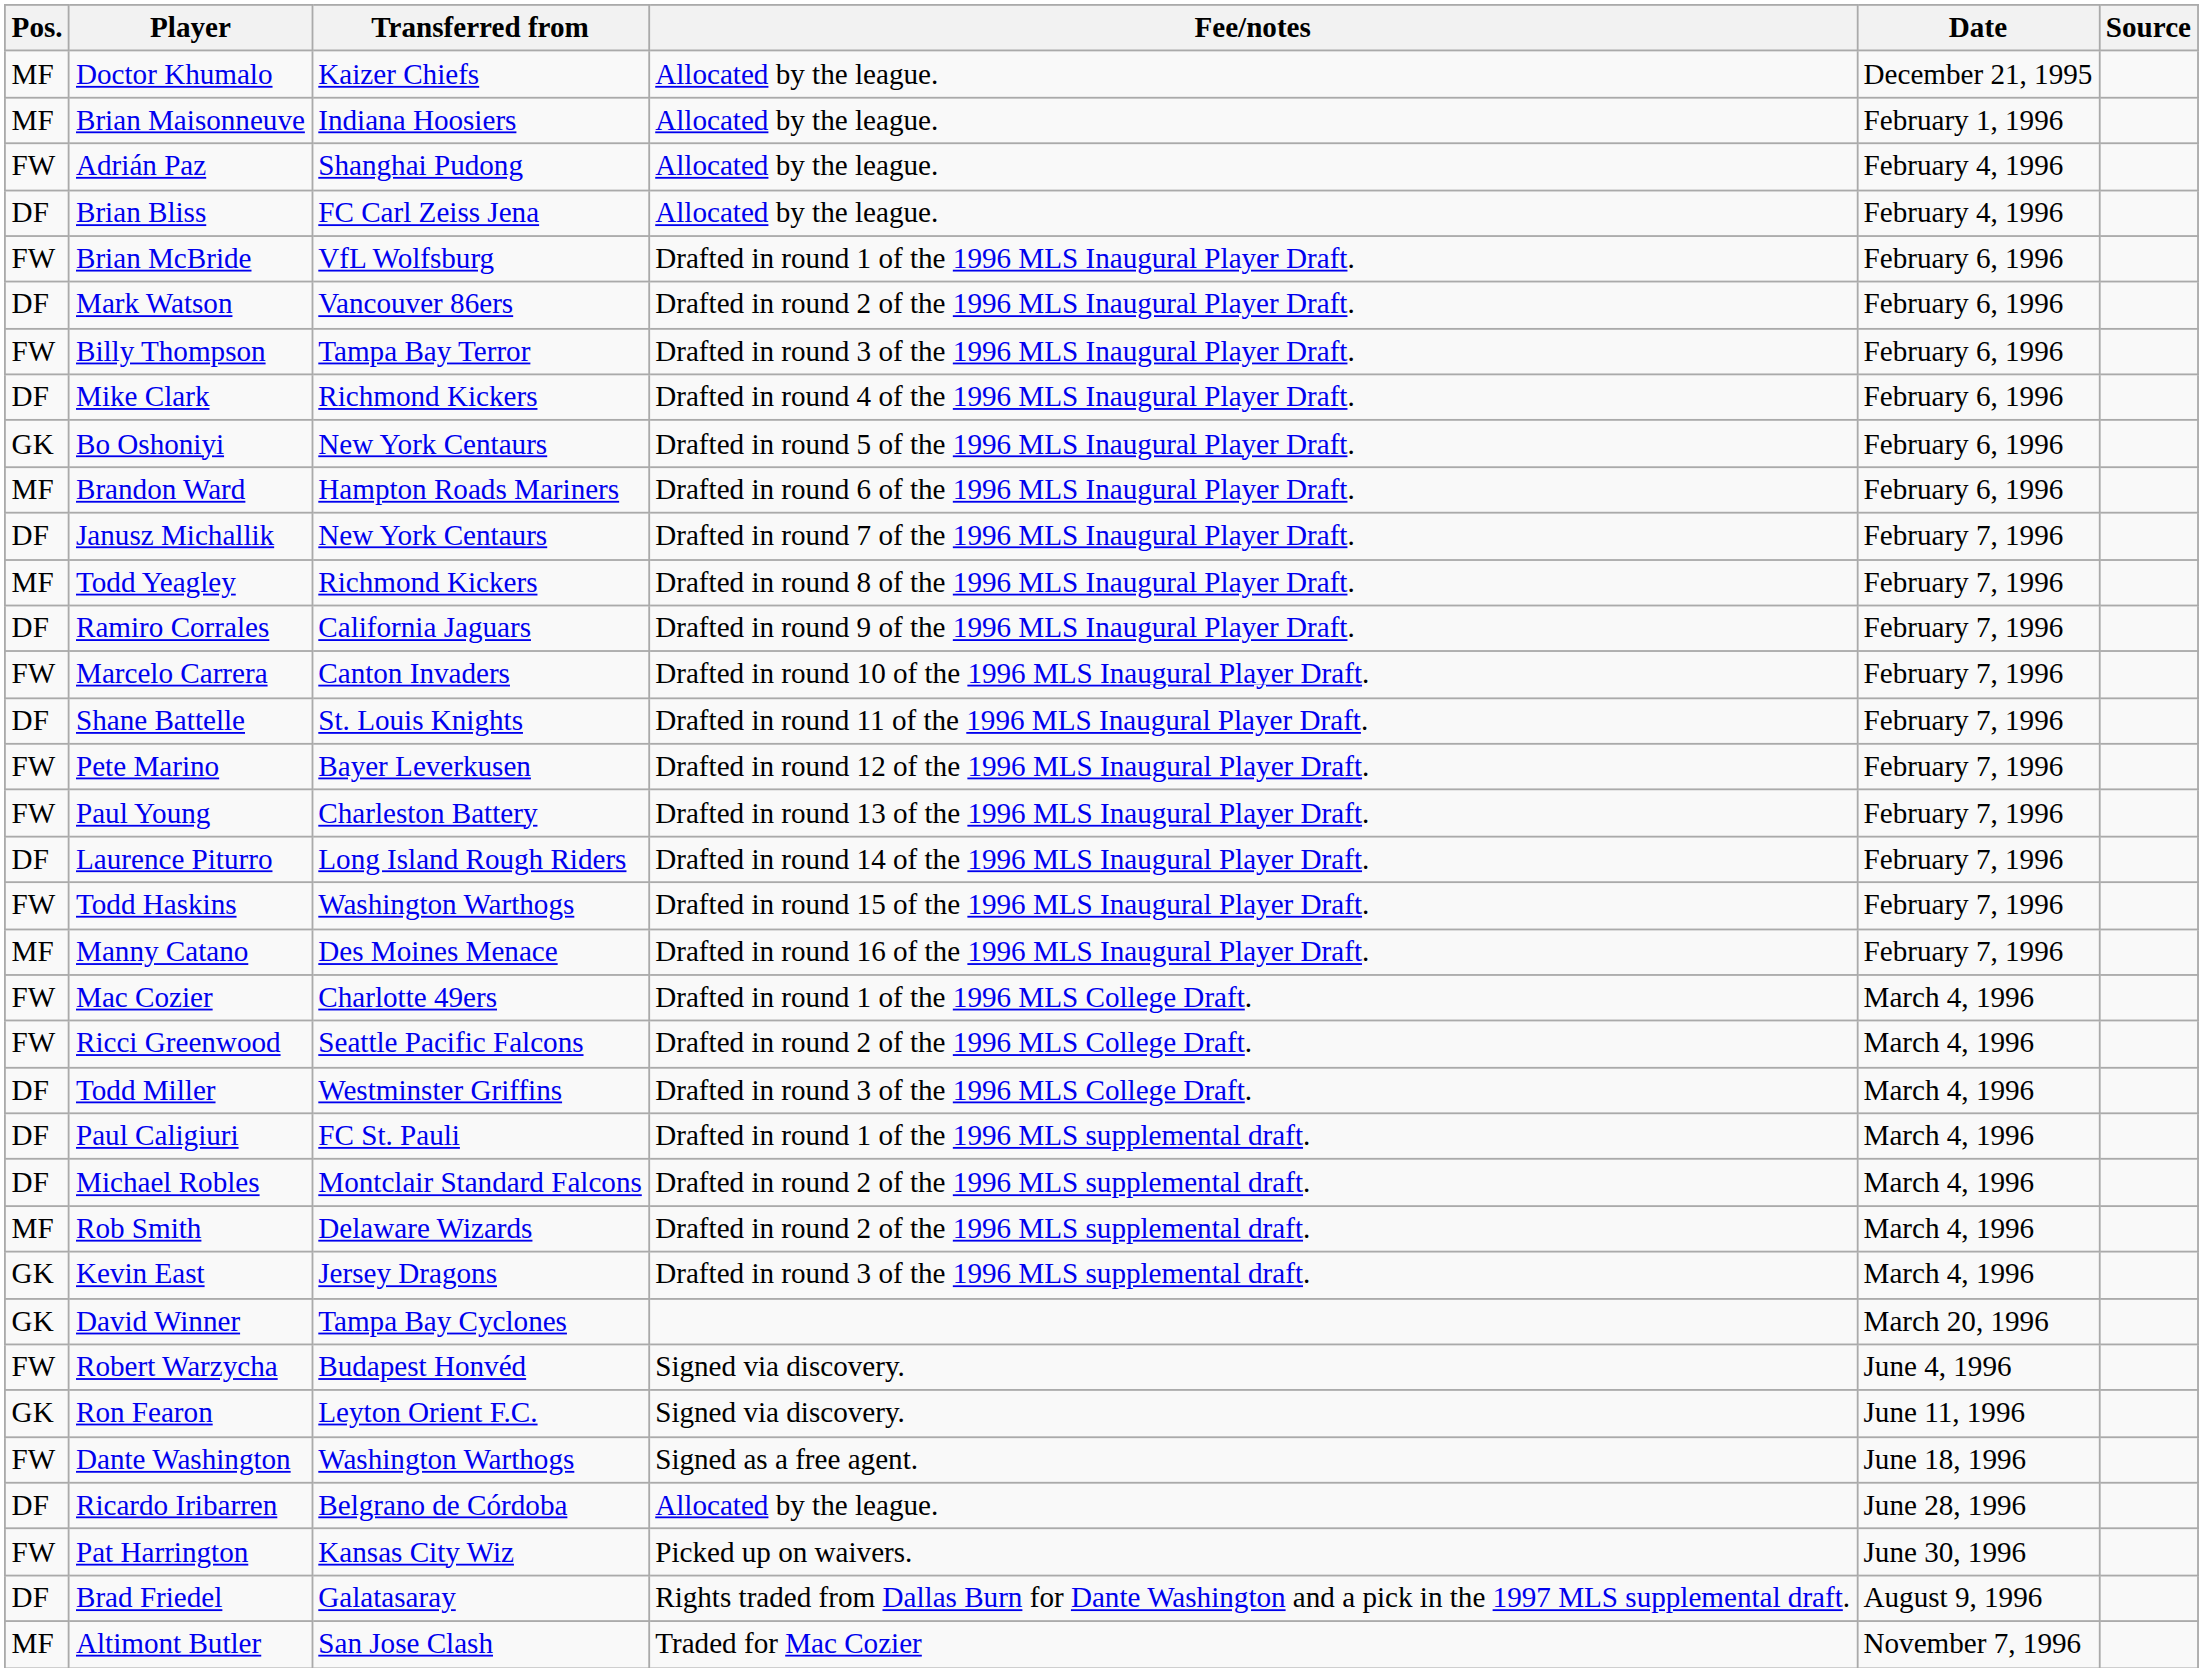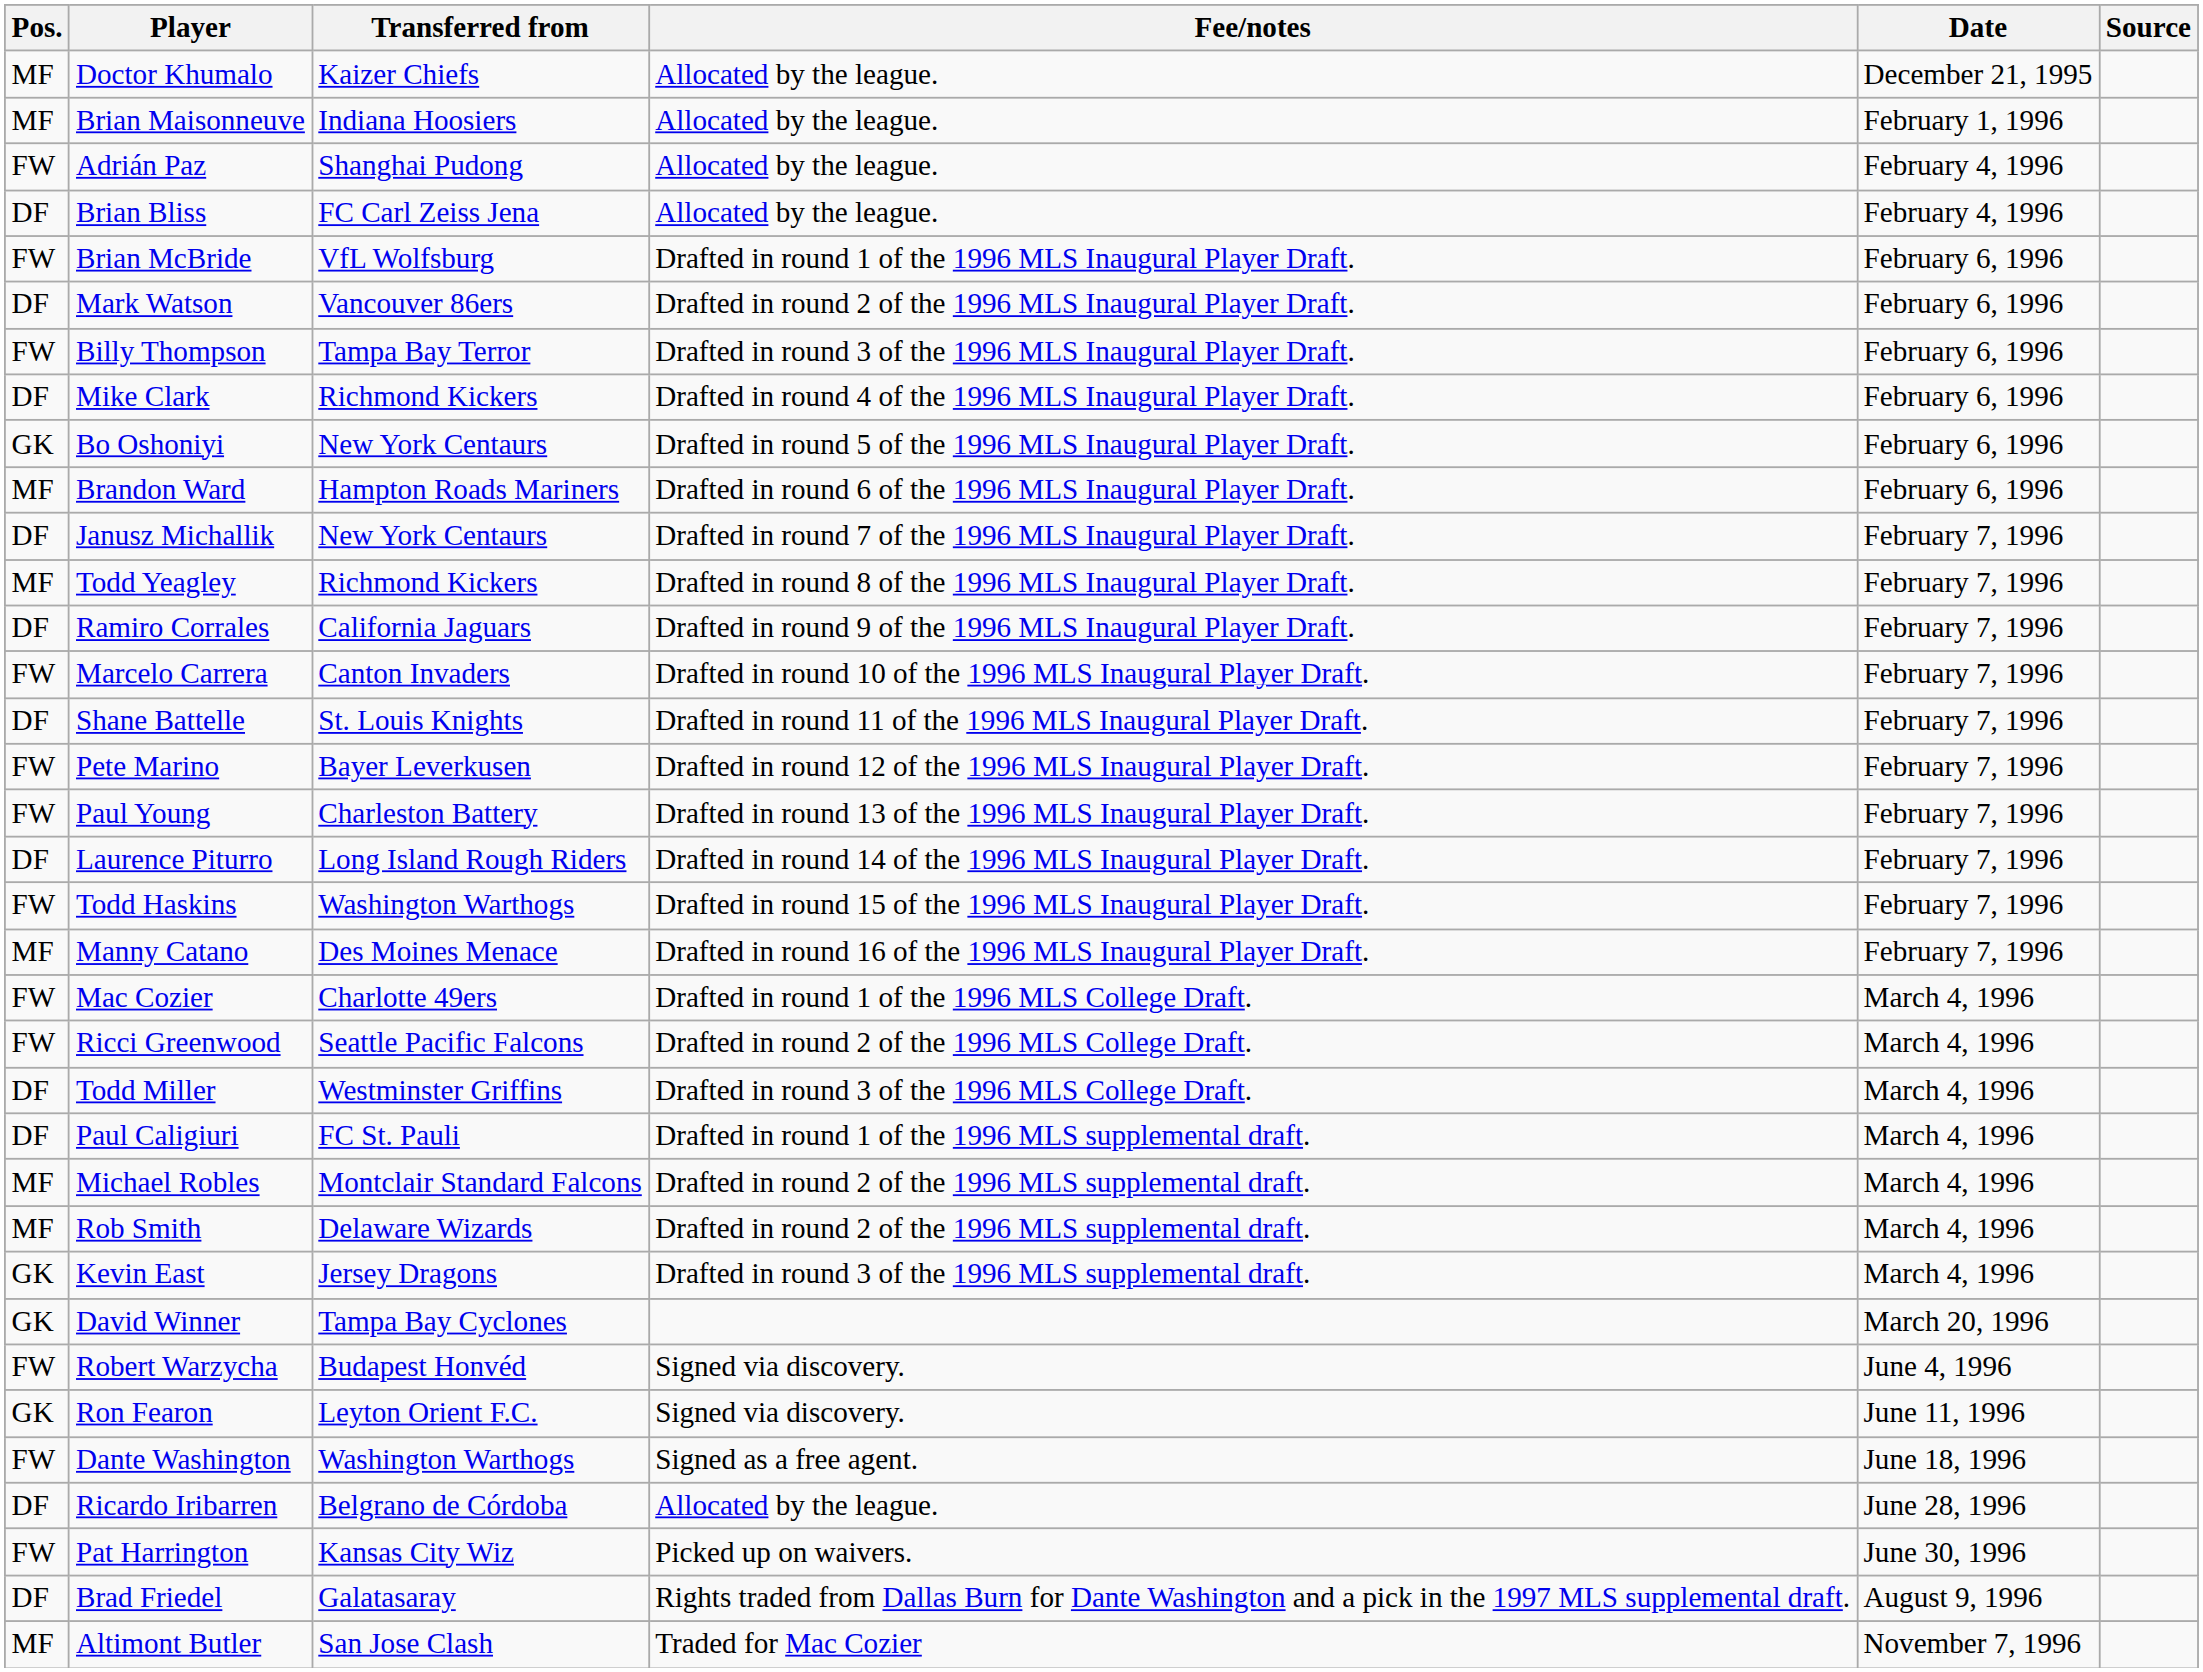(30, 1182) DF -> (33, 1182) MF
